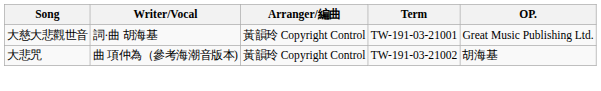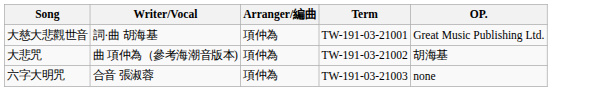(304, 34) 黃韻玲 Copyright Control -> (261, 34) 項仲為
(304, 55) 黃韻玲 Copyright Control -> (261, 55) 項仲為
+ row: (36, 75)
